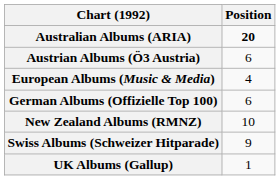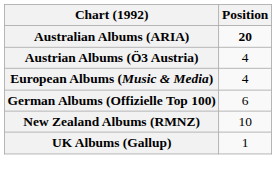(248, 57) 6 -> (245, 57) 4
- row: (113, 143)
